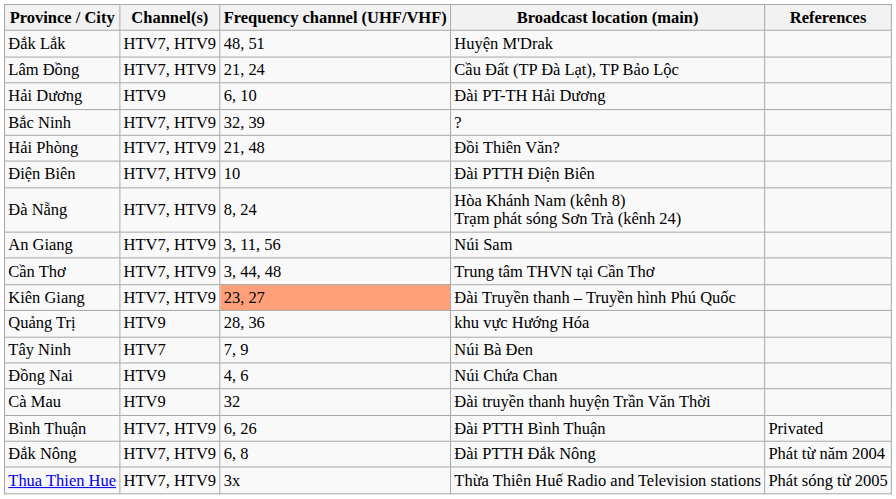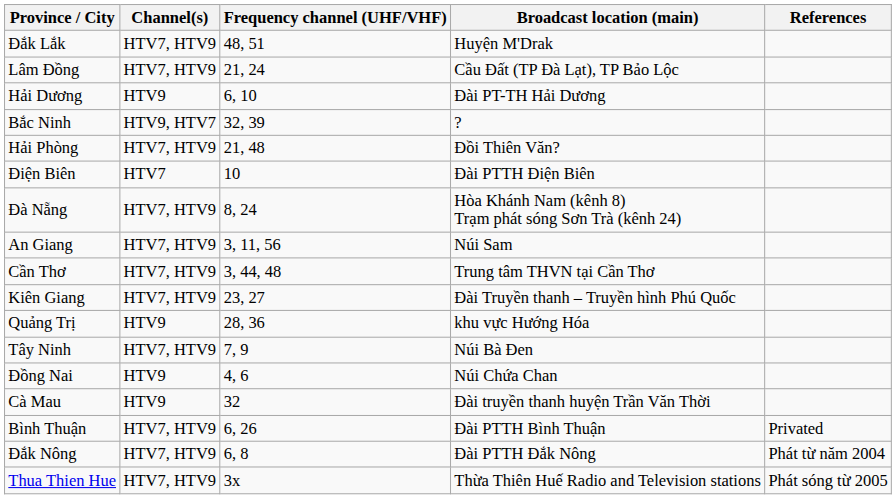(170, 122) HTV7, HTV9 -> (170, 122) HTV9, HTV7
(170, 174) HTV7, HTV9 -> (145, 174) HTV7
(244, 297) lightsalmon background -> (244, 297) no background
(145, 349) HTV7 -> (170, 349) HTV7, HTV9
